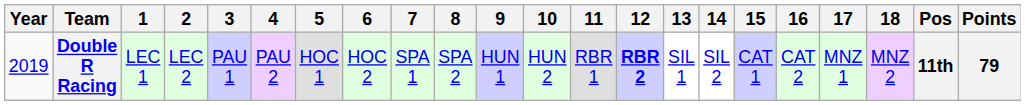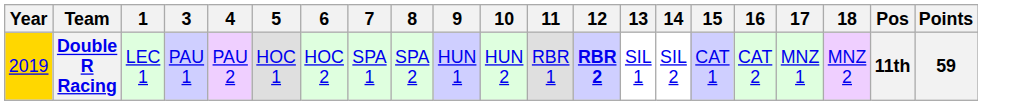- column: (186, 18)
(29, 66) no background -> (29, 66) gold background
(989, 66) 79 -> (946, 66) 59
